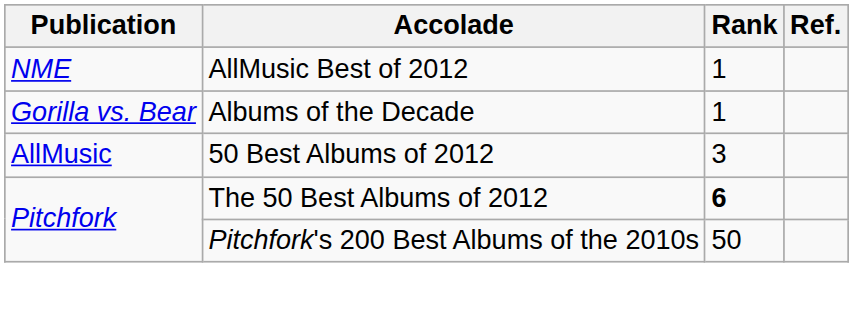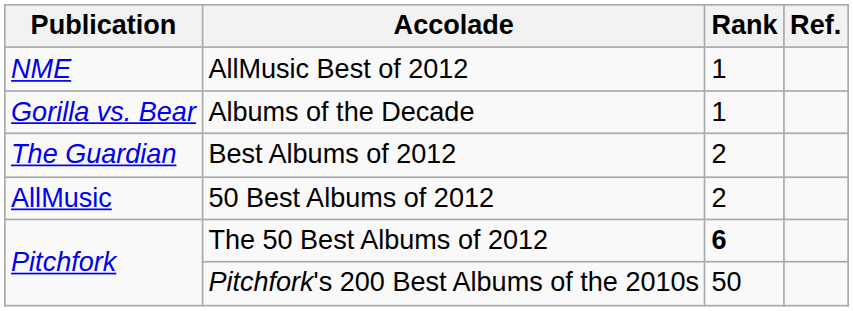+ row: (332, 154)
(719, 154) 3 -> (719, 197) 2
